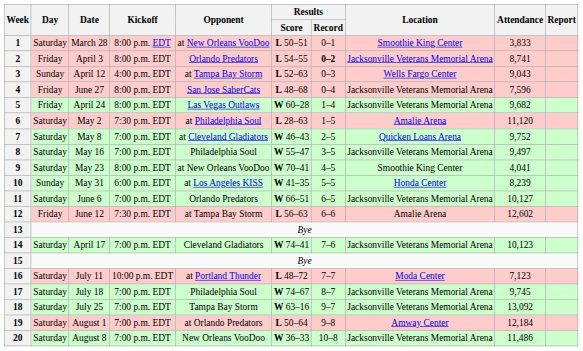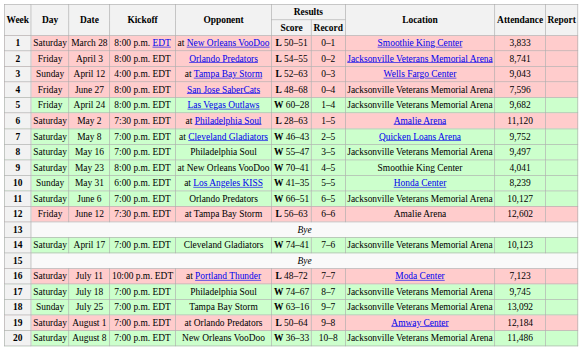(328, 59) bold -> (328, 59) normal
(50, 307) Saturday -> (50, 307) Sunday
